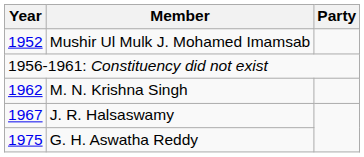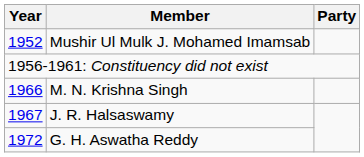(25, 90) 1962 -> (25, 90) 1966
(25, 139) 1975 -> (25, 139) 1972
